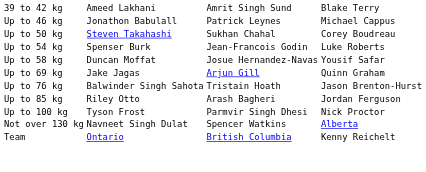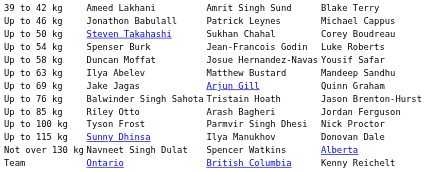+ row: (33, 73)
+ row: (36, 137)
